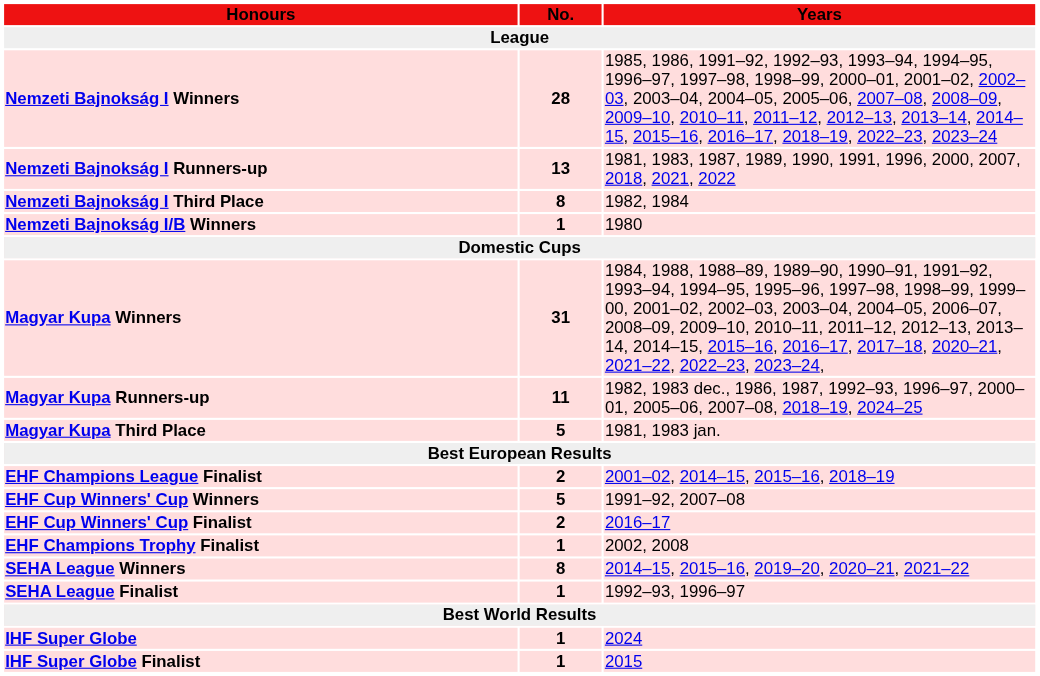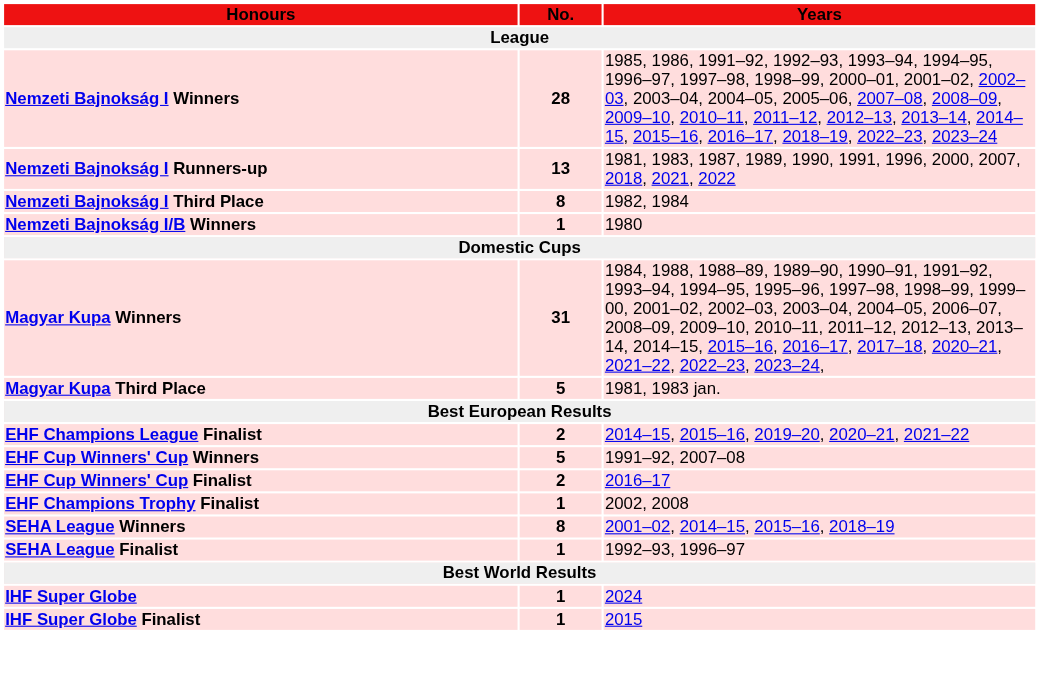- row: (107, 397)
(750, 476) 2001–02, 2014–15, 2015–16, 2018–19 -> (787, 434) 2014–15, 2015–16, 2019–20, 2020–21, 2021–22
(787, 568) 2014–15, 2015–16, 2019–20, 2020–21, 2021–22 -> (750, 526) 2001–02, 2014–15, 2015–16, 2018–19
